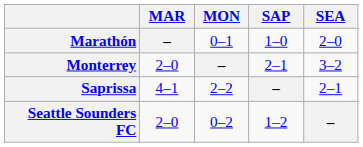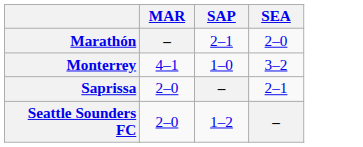- column: (221, 16)
(276, 40) 1–0 -> (221, 40) 2–1
(167, 64) 2–0 -> (167, 64) 4–1
(276, 64) 2–1 -> (221, 64) 1–0
(167, 88) 4–1 -> (167, 88) 2–0
